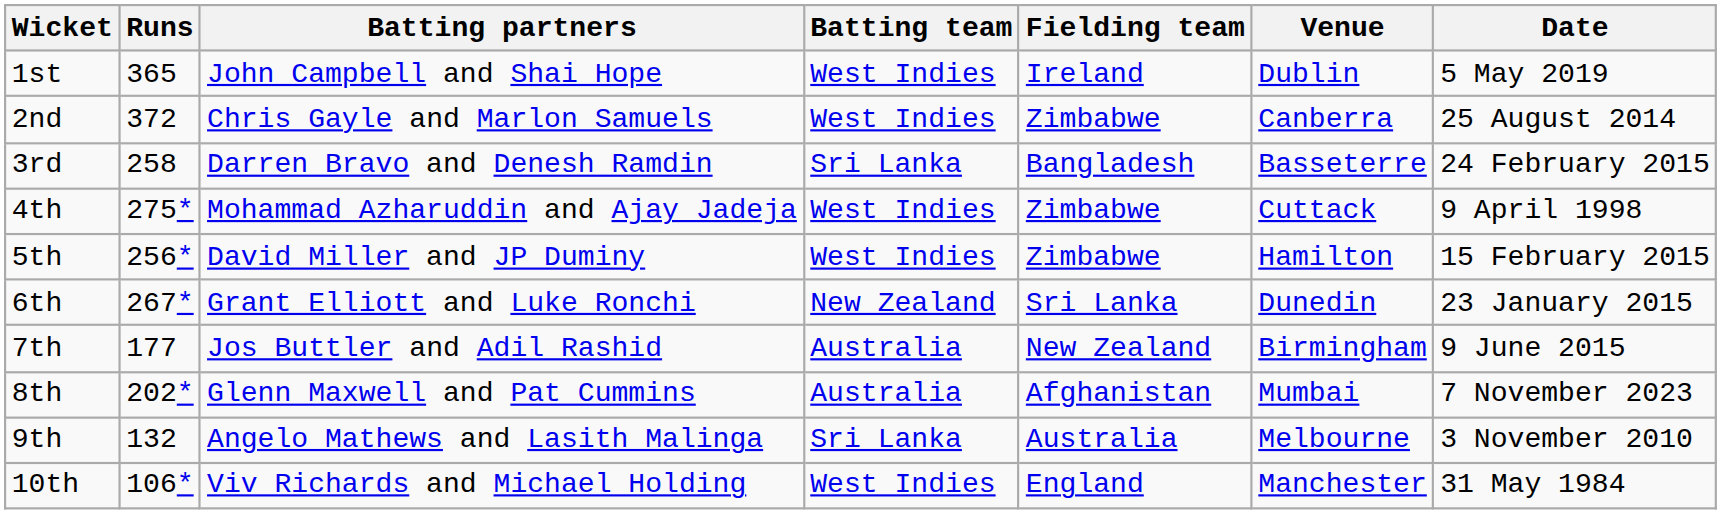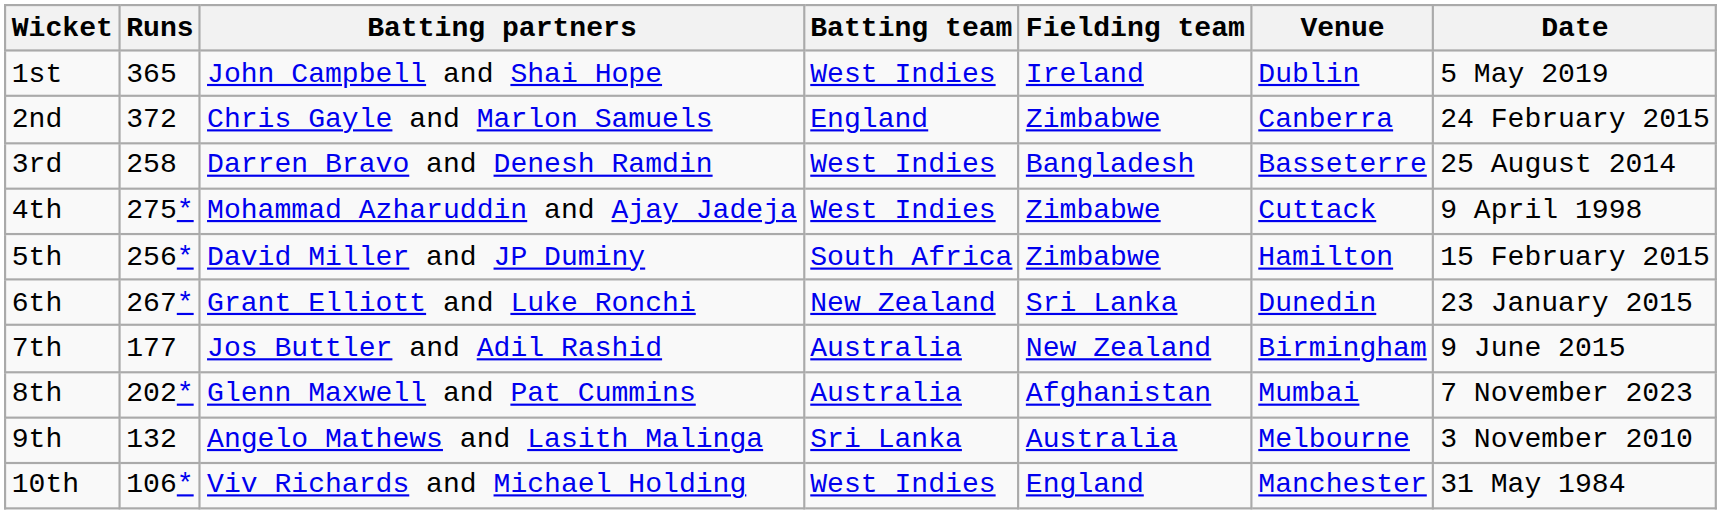(903, 119) West Indies -> (869, 119) England
(1558, 119) 25 August 2014 -> (1575, 119) 24 February 2015
(886, 165) Sri Lanka -> (903, 165) West Indies
(1575, 165) 24 February 2015 -> (1558, 165) 25 August 2014
(903, 257) West Indies -> (911, 257) South Africa
